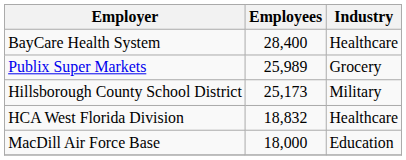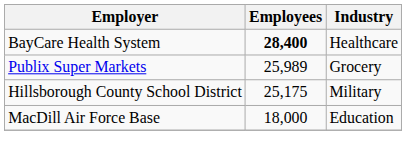(286, 42) normal -> (286, 42) bold
(286, 92) 25,173 -> (286, 92) 25,175
- row: (96, 117)
